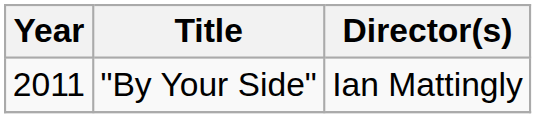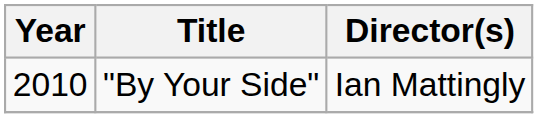(49, 84) 2011 -> (50, 84) 2010
